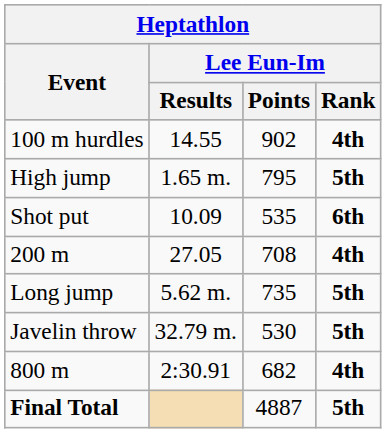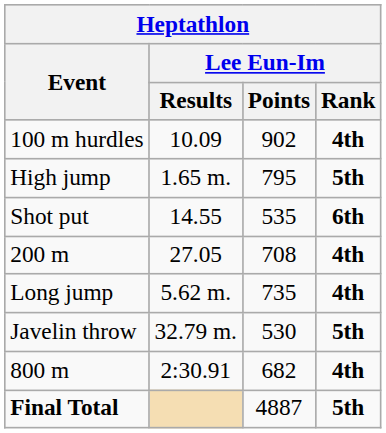(196, 139) 14.55 -> (196, 139) 10.09
(196, 216) 10.09 -> (196, 216) 14.55
(348, 293) 5th -> (348, 293) 4th
